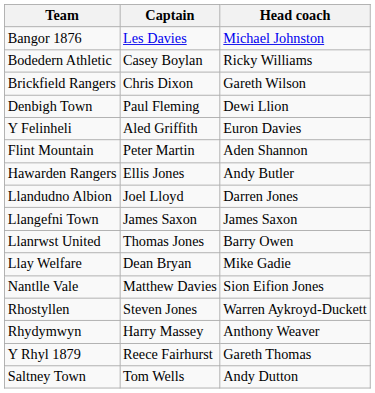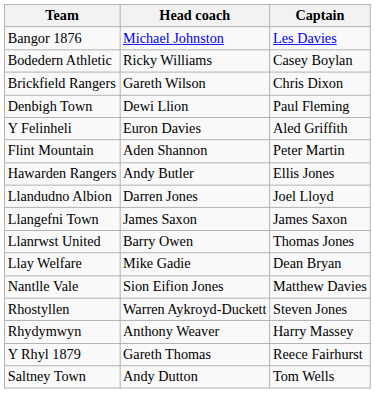columns swapped: (295, 15) <-> (170, 15)
